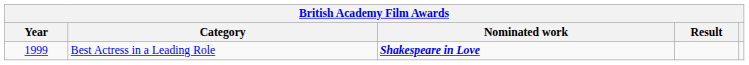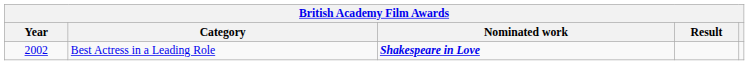(36, 50) 1999 -> (36, 50) 2002
